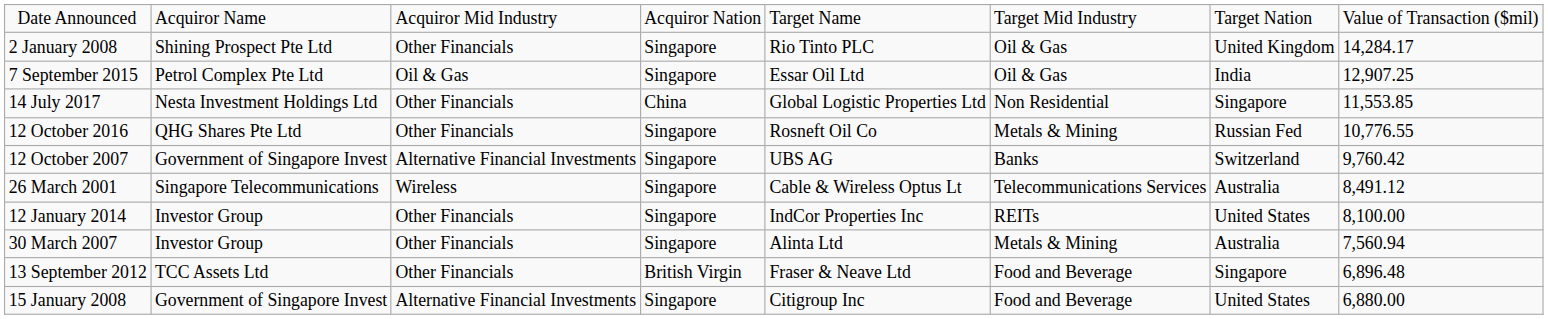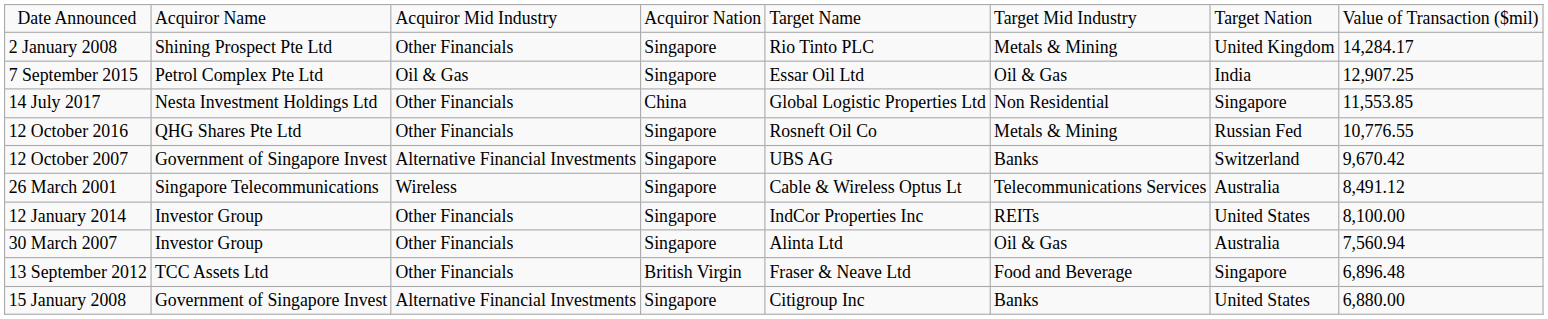(1031, 46) Oil & Gas -> (1056, 46) Metals & Mining
(1374, 159) 9,760.42 -> (1374, 159) 9,670.42
(1056, 243) Metals & Mining -> (1031, 243) Oil & Gas
(1063, 300) Food and Beverage -> (1016, 300) Banks
